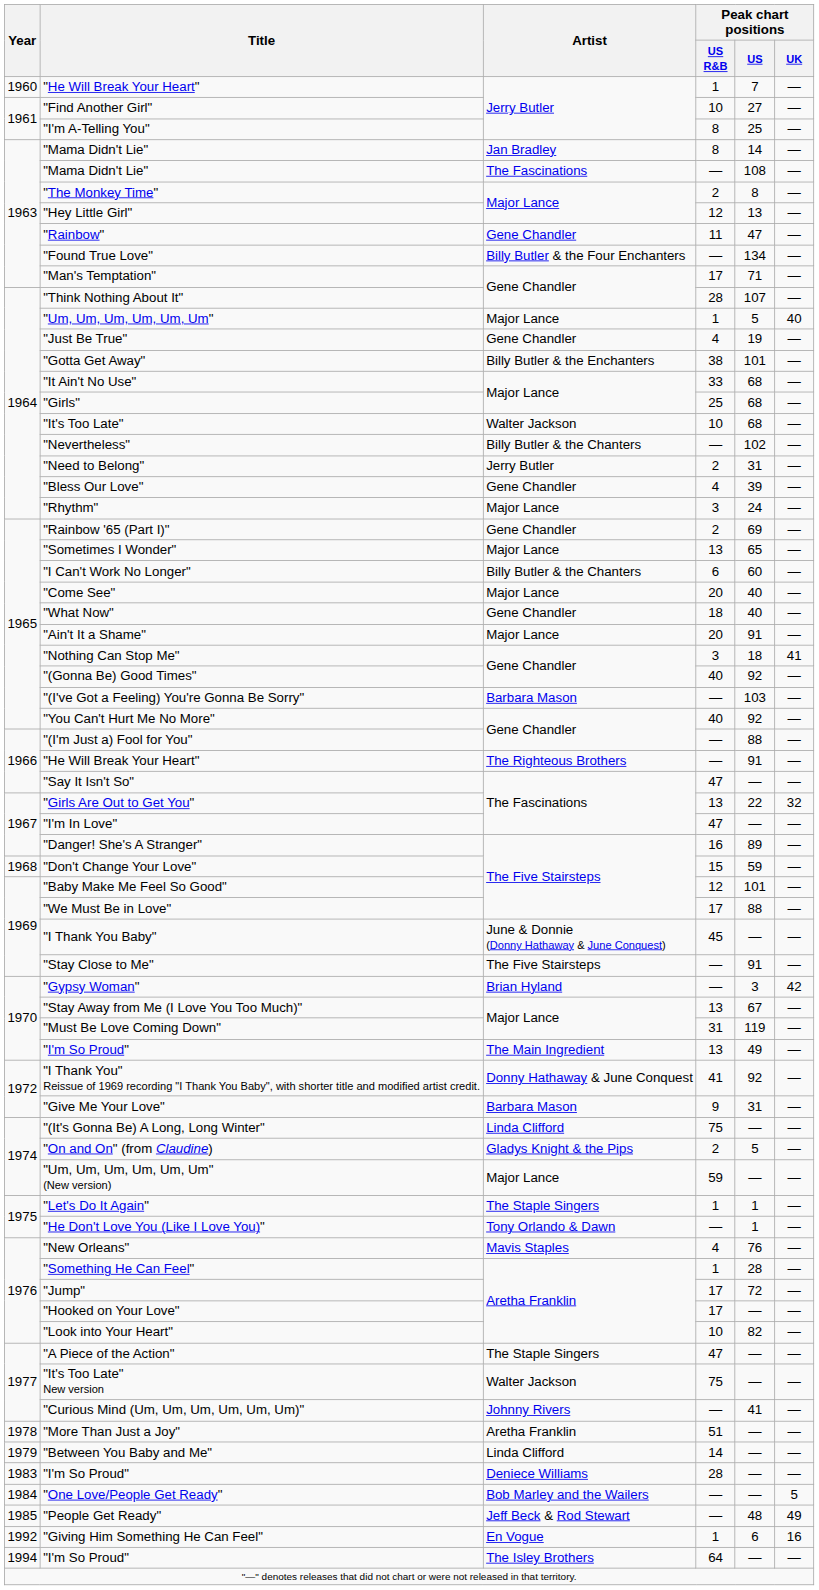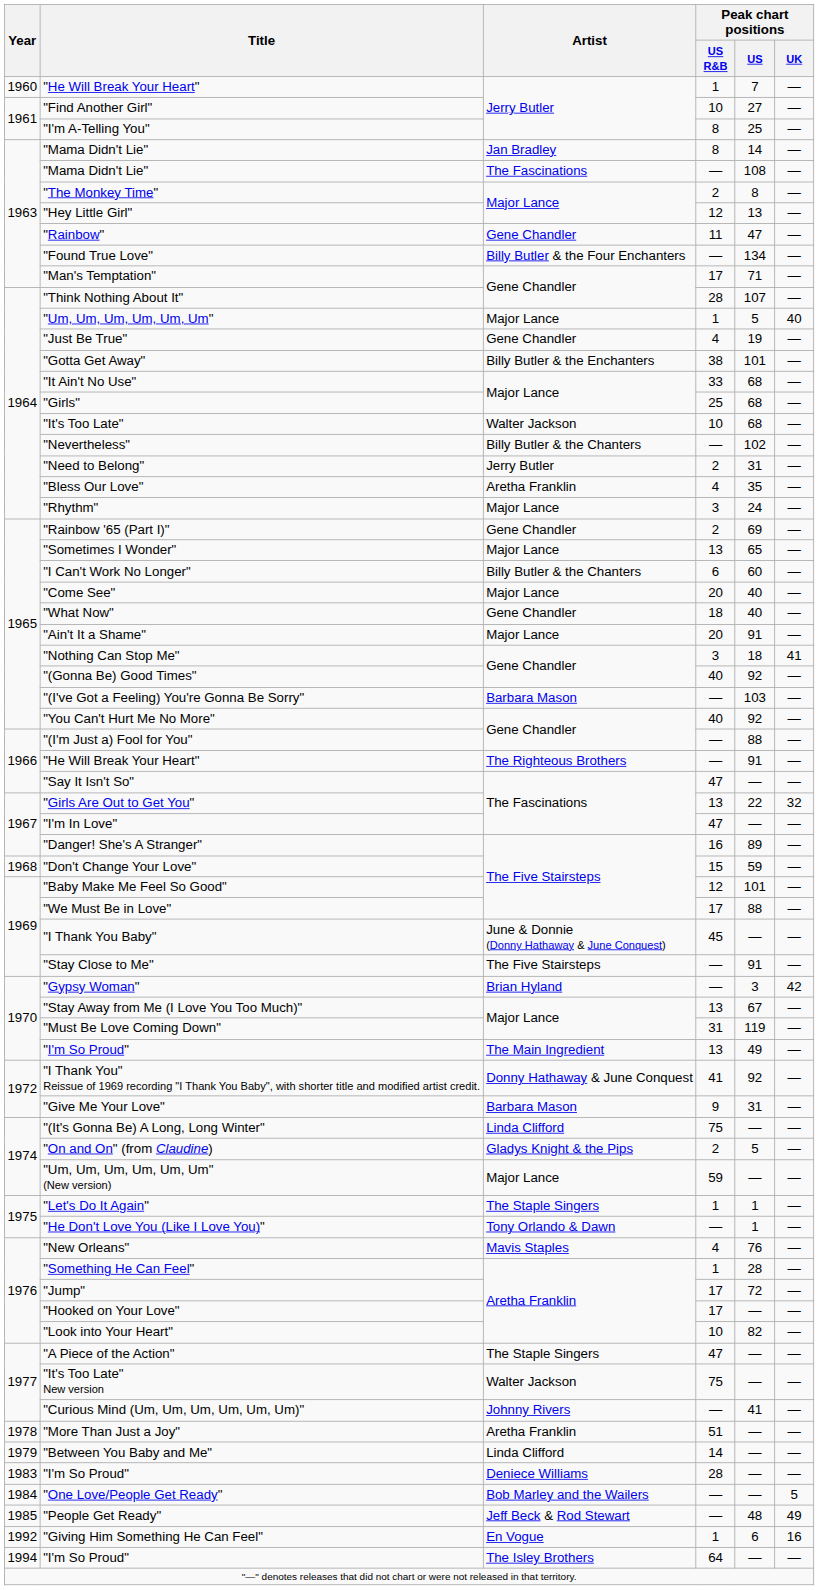(531, 487) Gene Chandler -> (531, 487) Aretha Franklin
(755, 487) 39 -> (755, 487) 35
